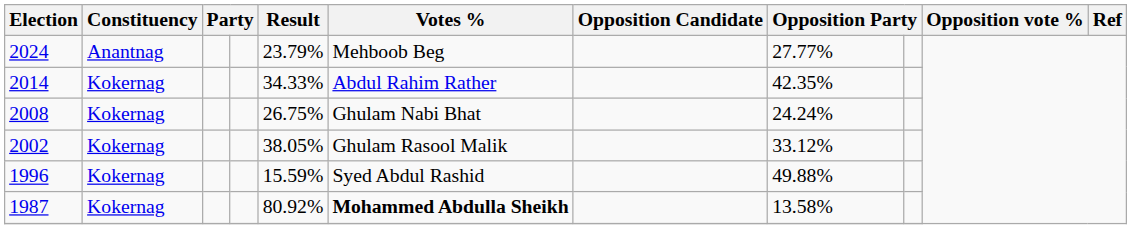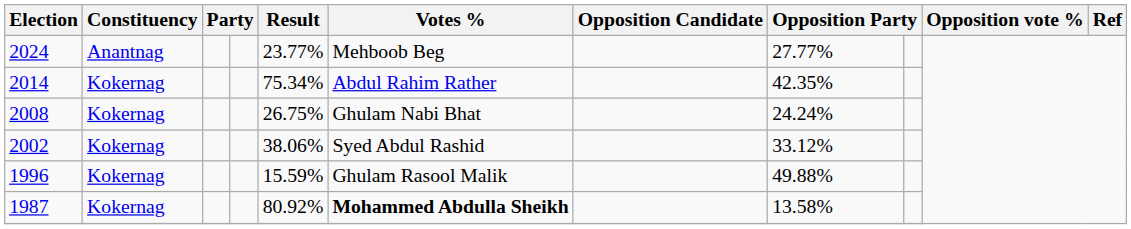(293, 51) 23.79% -> (293, 51) 23.77%
(293, 82) 34.33% -> (293, 82) 75.34%
(293, 144) 38.05% -> (293, 144) 38.06%
(420, 144) Ghulam Rasool Malik -> (408, 144) Syed Abdul Rashid
(408, 176) Syed Abdul Rashid -> (420, 176) Ghulam Rasool Malik
